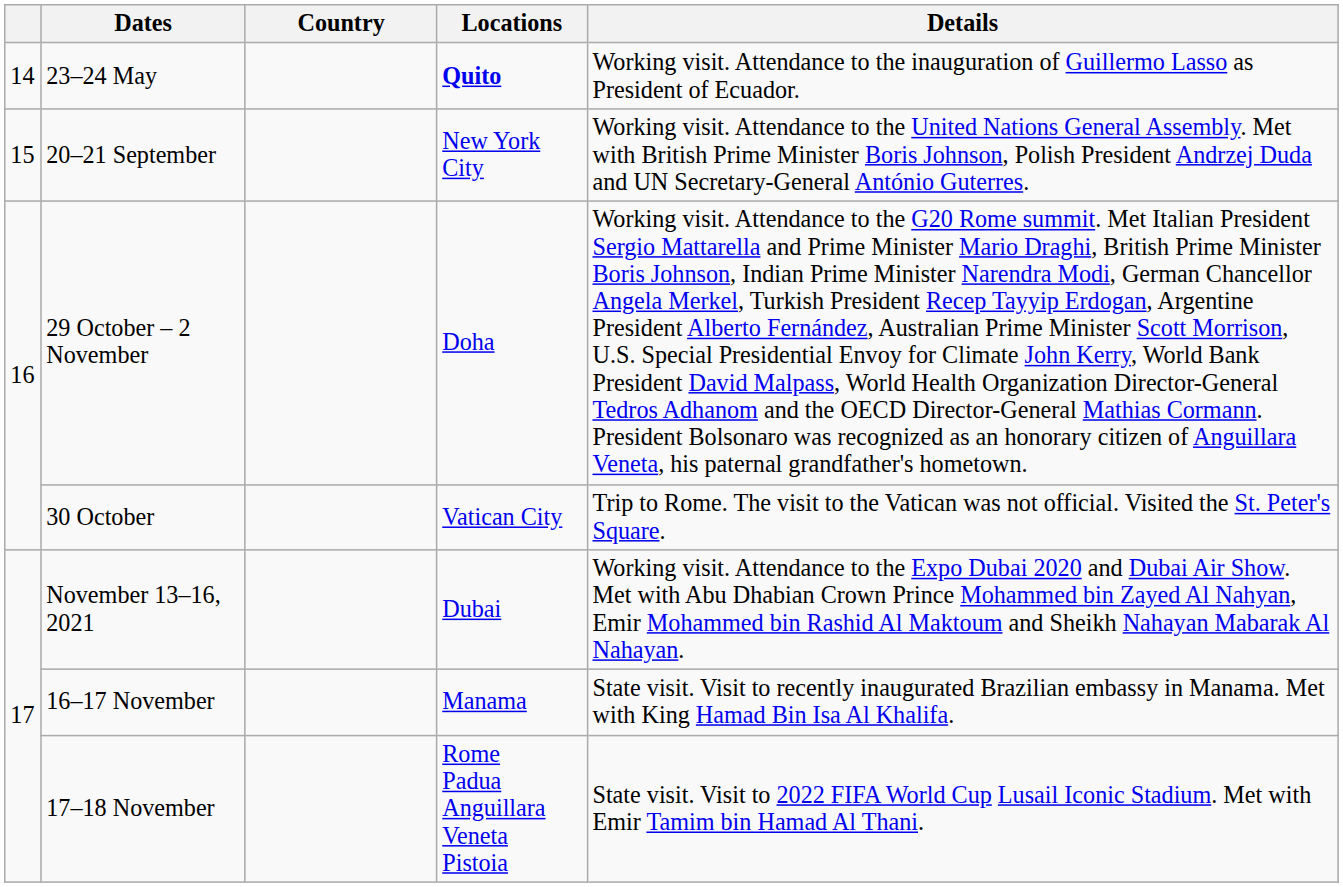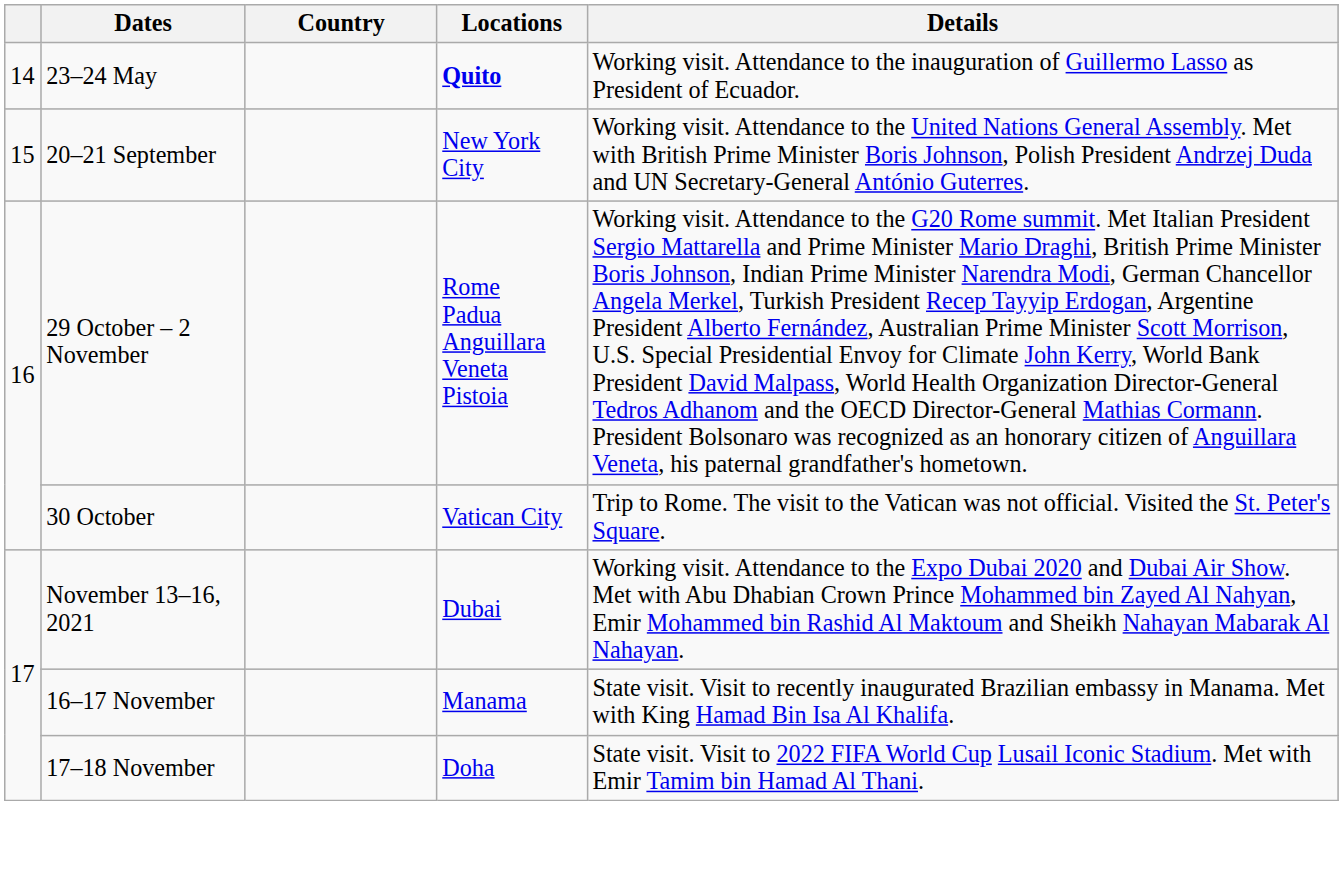(468, 342) Doha -> (494, 342) Rome Padua Anguillara Veneta Pistoia
(494, 808) Rome Padua Anguillara Veneta Pistoia -> (468, 767) Doha
